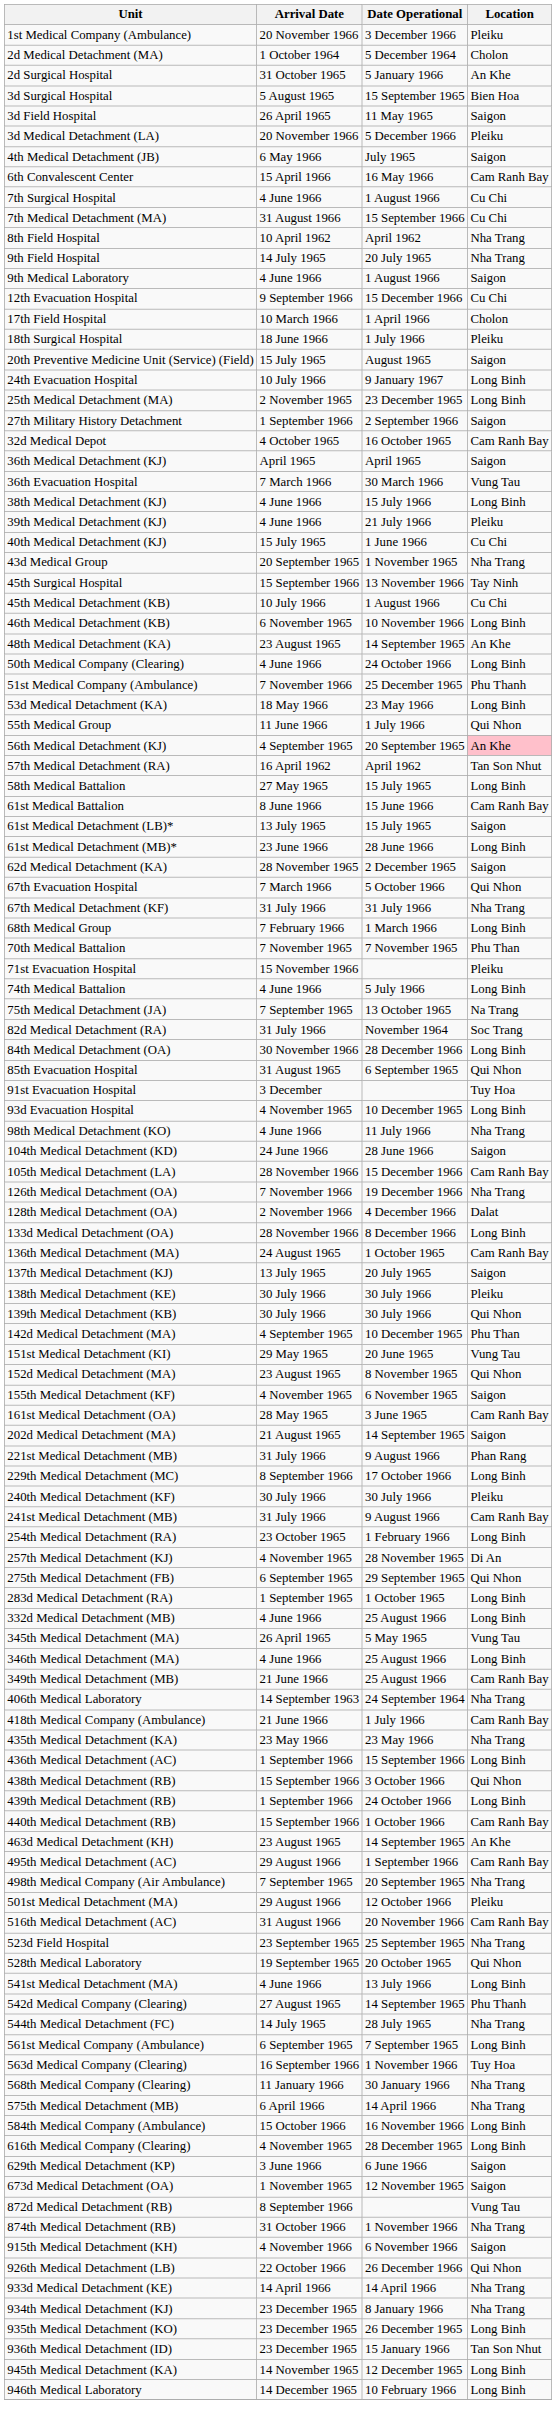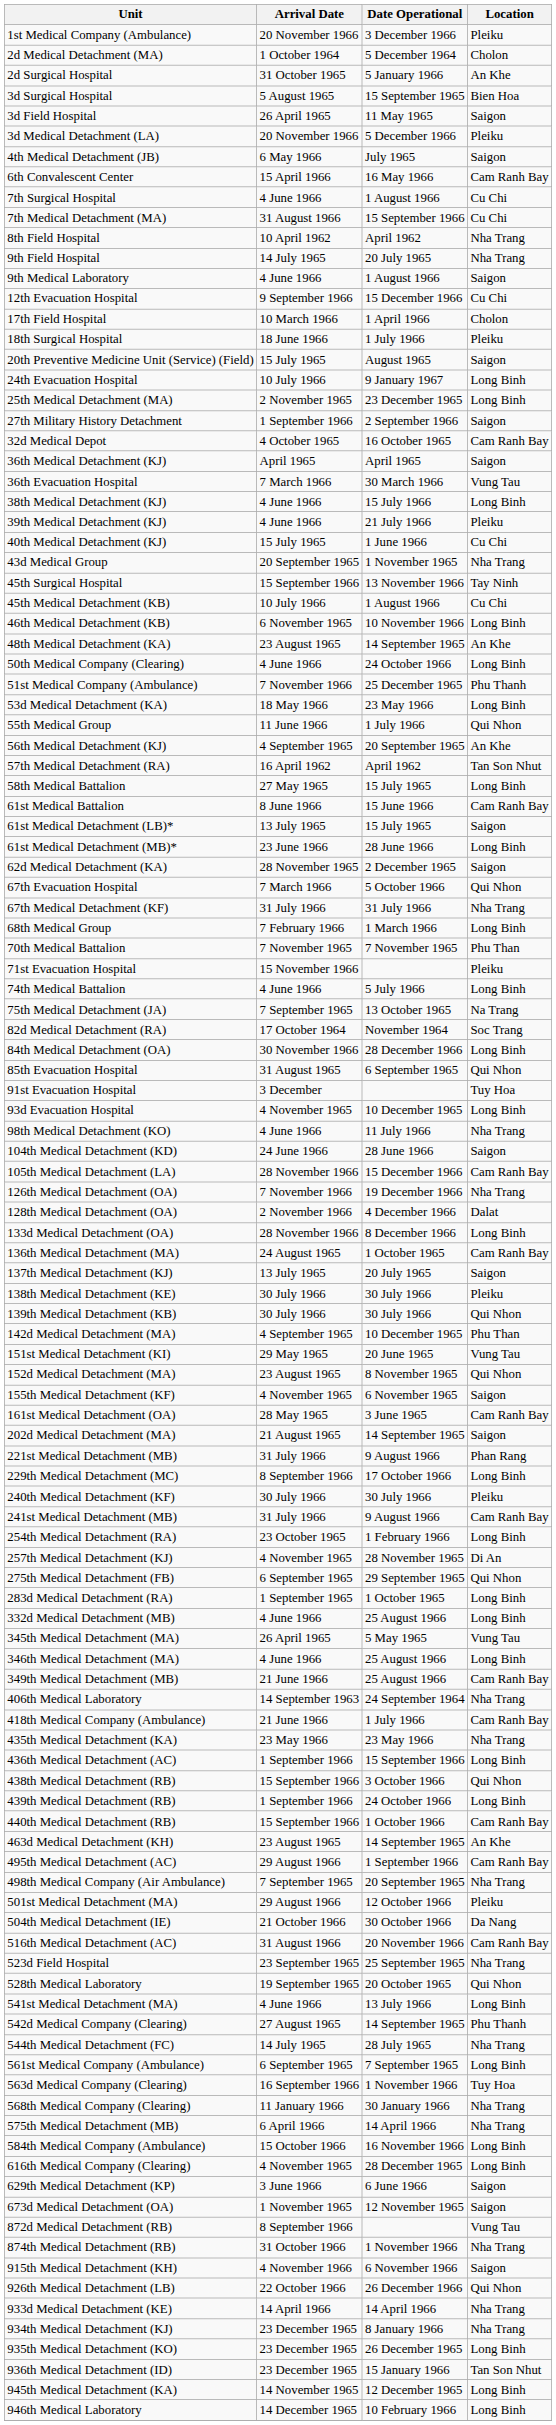(491, 745) pink background -> (491, 745) no background
(293, 1029) 31 July 1966 -> (303, 1029) 17 October 1964
+ row: (89, 1922)
